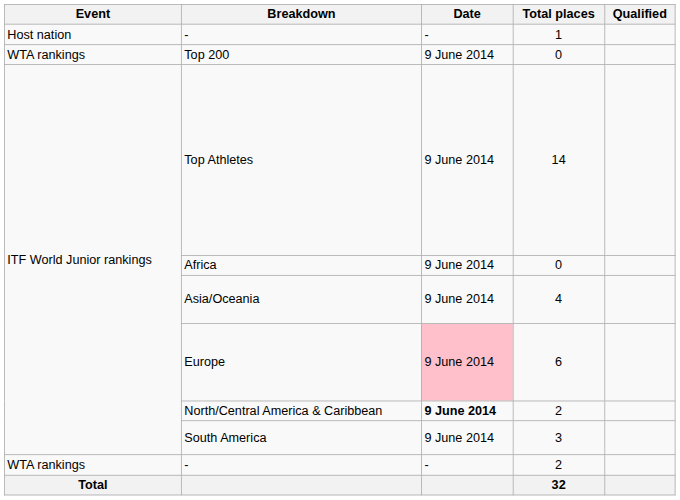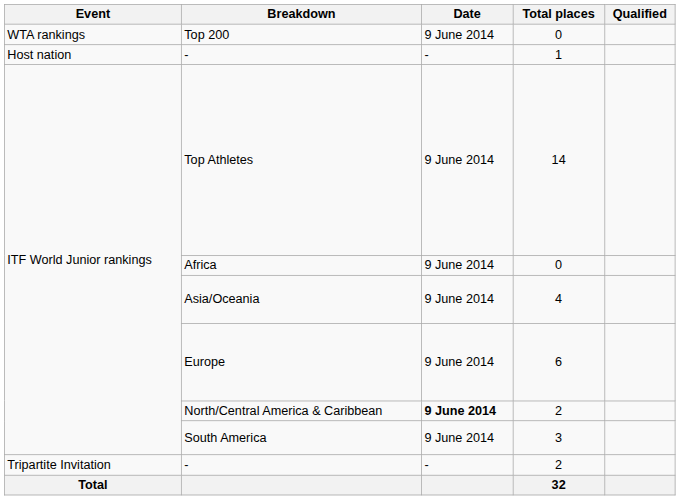rows swapped: (186, 34) <-> (207, 54)
(459, 362) pink background -> (459, 362) no background
(46, 465) WTA rankings -> (59, 465) Tripartite Invitation
